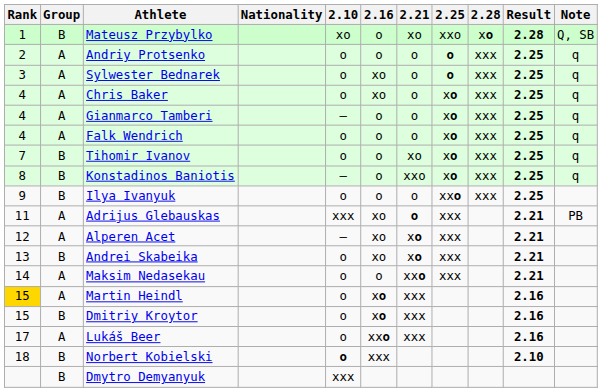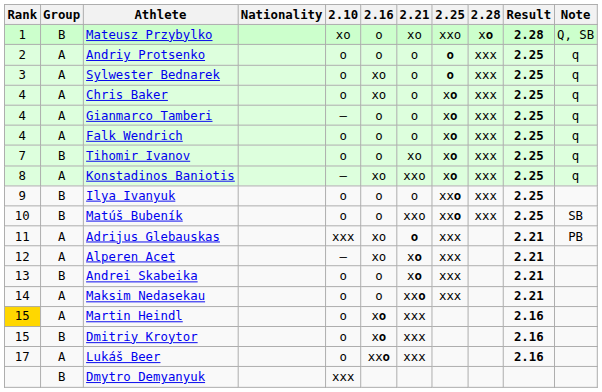(62, 176) B -> (62, 176) A
(379, 176) o -> (379, 176) xo
+ row: (134, 216)
(379, 256) xo -> (379, 276) o
- row: (149, 357)
